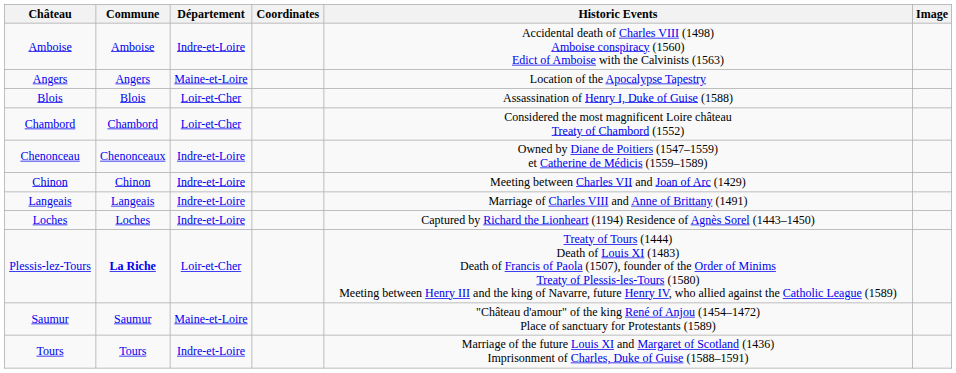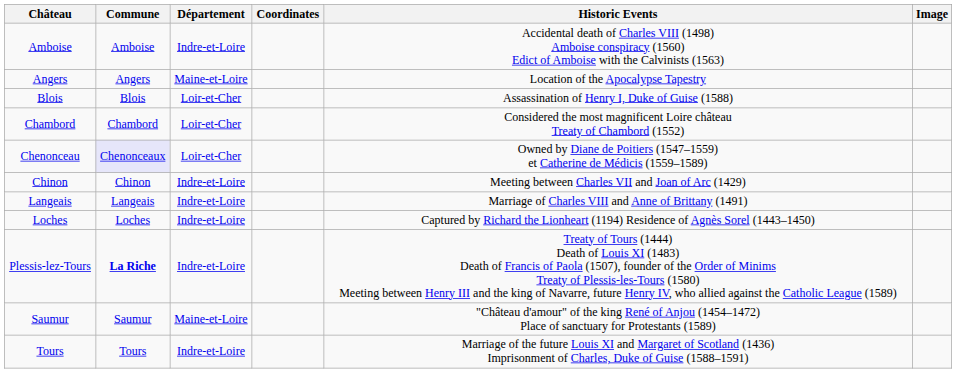(133, 156) no background -> (133, 156) lavender background
(211, 156) Indre-et-Loire -> (211, 156) Loir-et-Cher
(211, 266) Loir-et-Cher -> (211, 266) Indre-et-Loire
